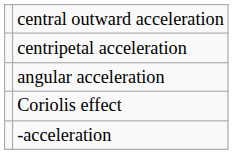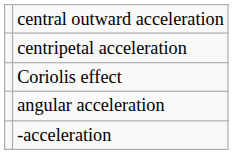rows swapped: (91, 76) <-> (69, 105)
